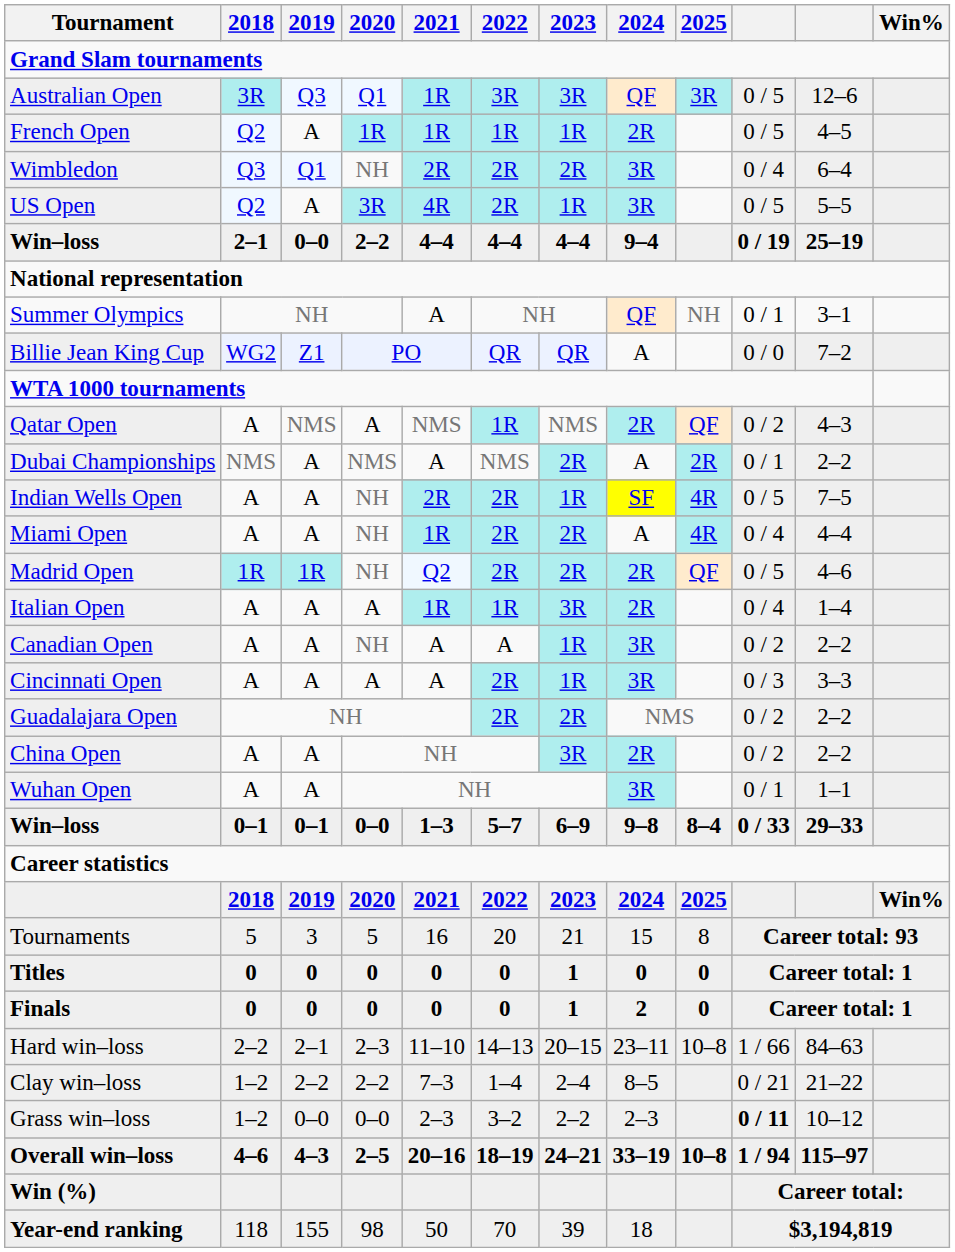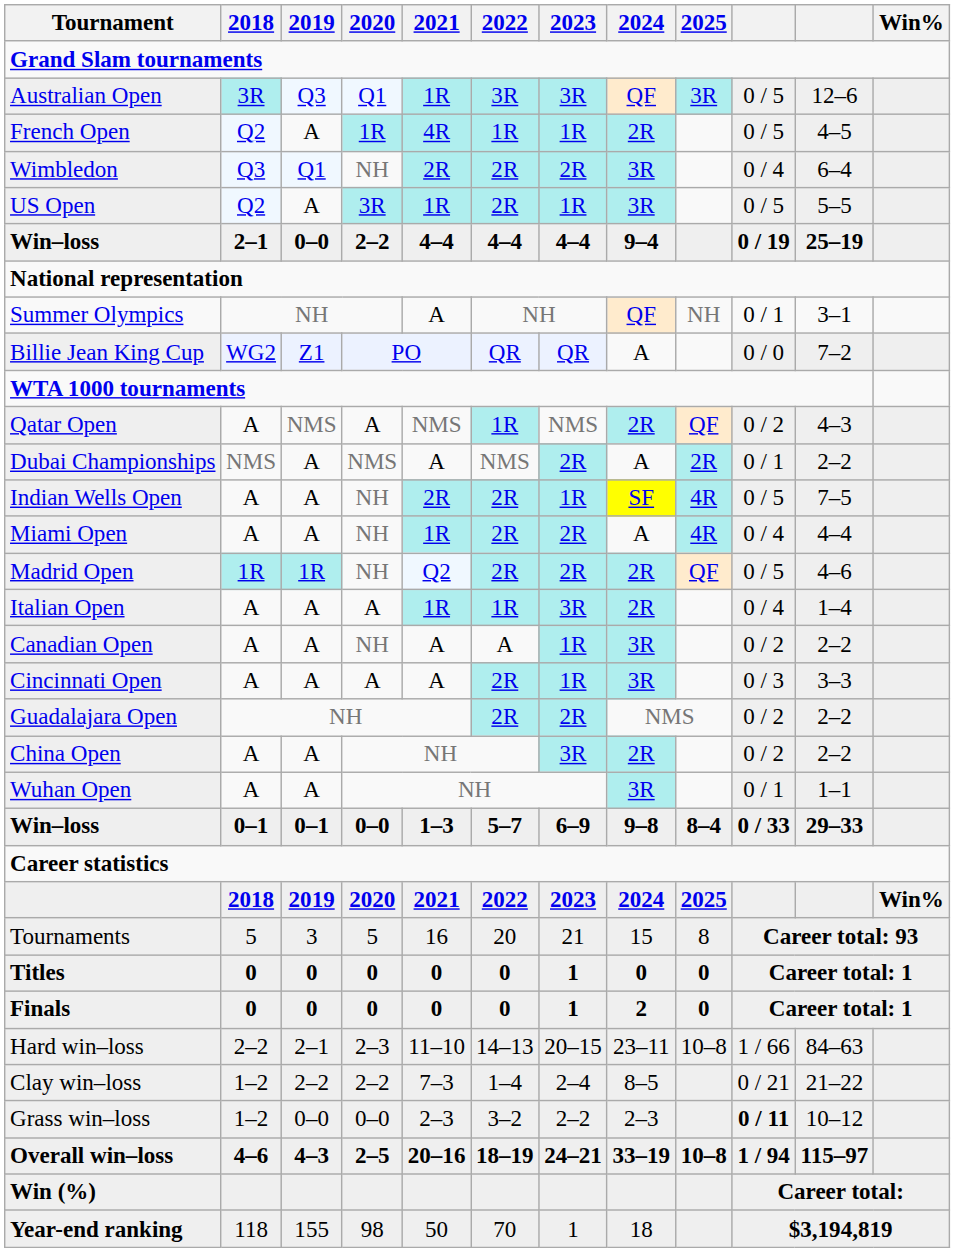(437, 132) 1R -> (437, 132) 4R
(437, 205) 4R -> (437, 205) 1R
(573, 1228) 39 -> (573, 1228) 1
